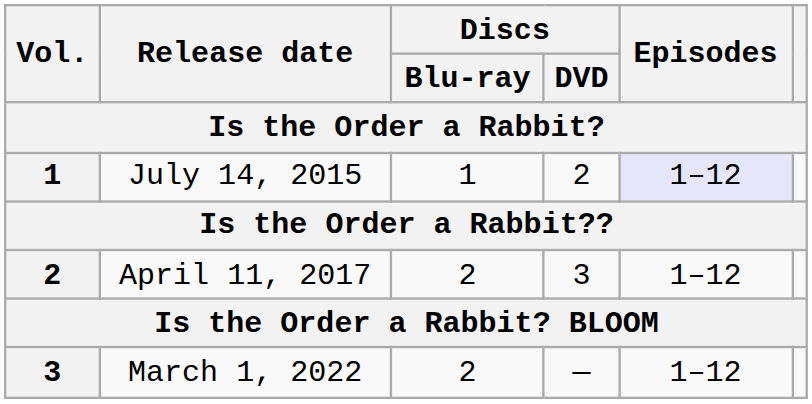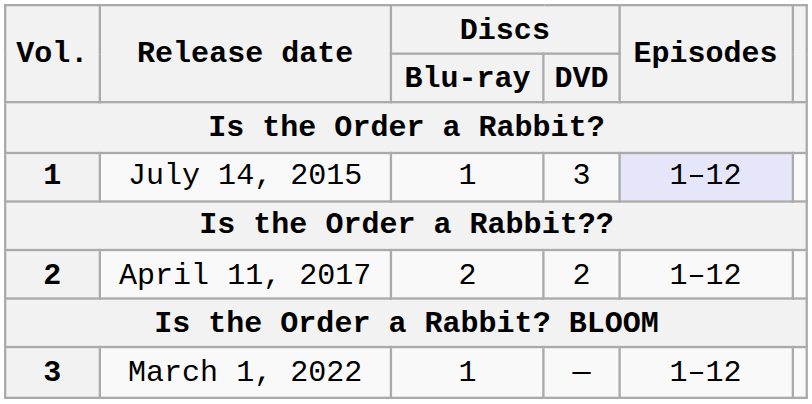(582, 176) 2 -> (582, 176) 3
(582, 274) 3 -> (582, 274) 2
(468, 372) 2 -> (468, 372) 1
